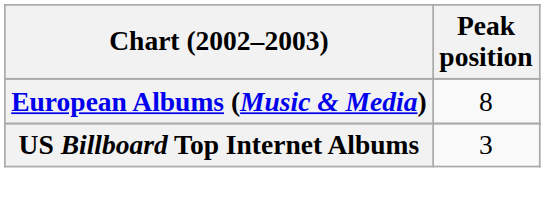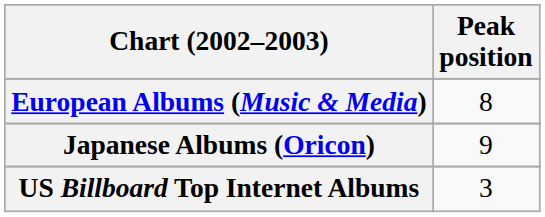+ row: (219, 144)
